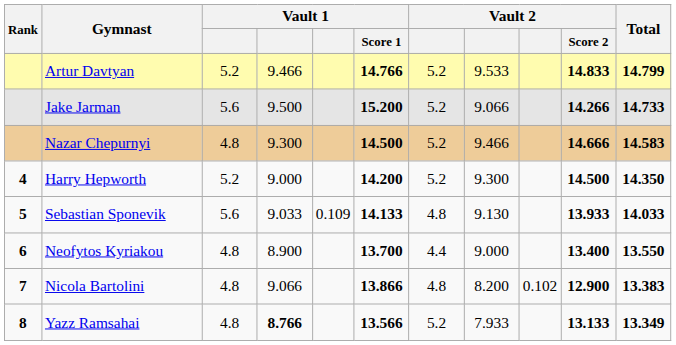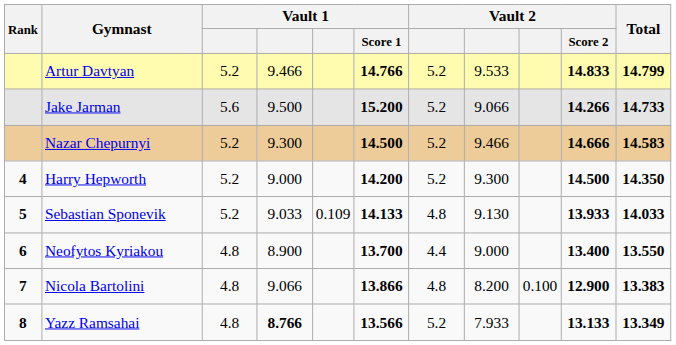(230, 142) 4.8 -> (230, 142) 5.2
(230, 214) 5.6 -> (230, 214) 5.2
(540, 286) 0.102 -> (540, 286) 0.100
